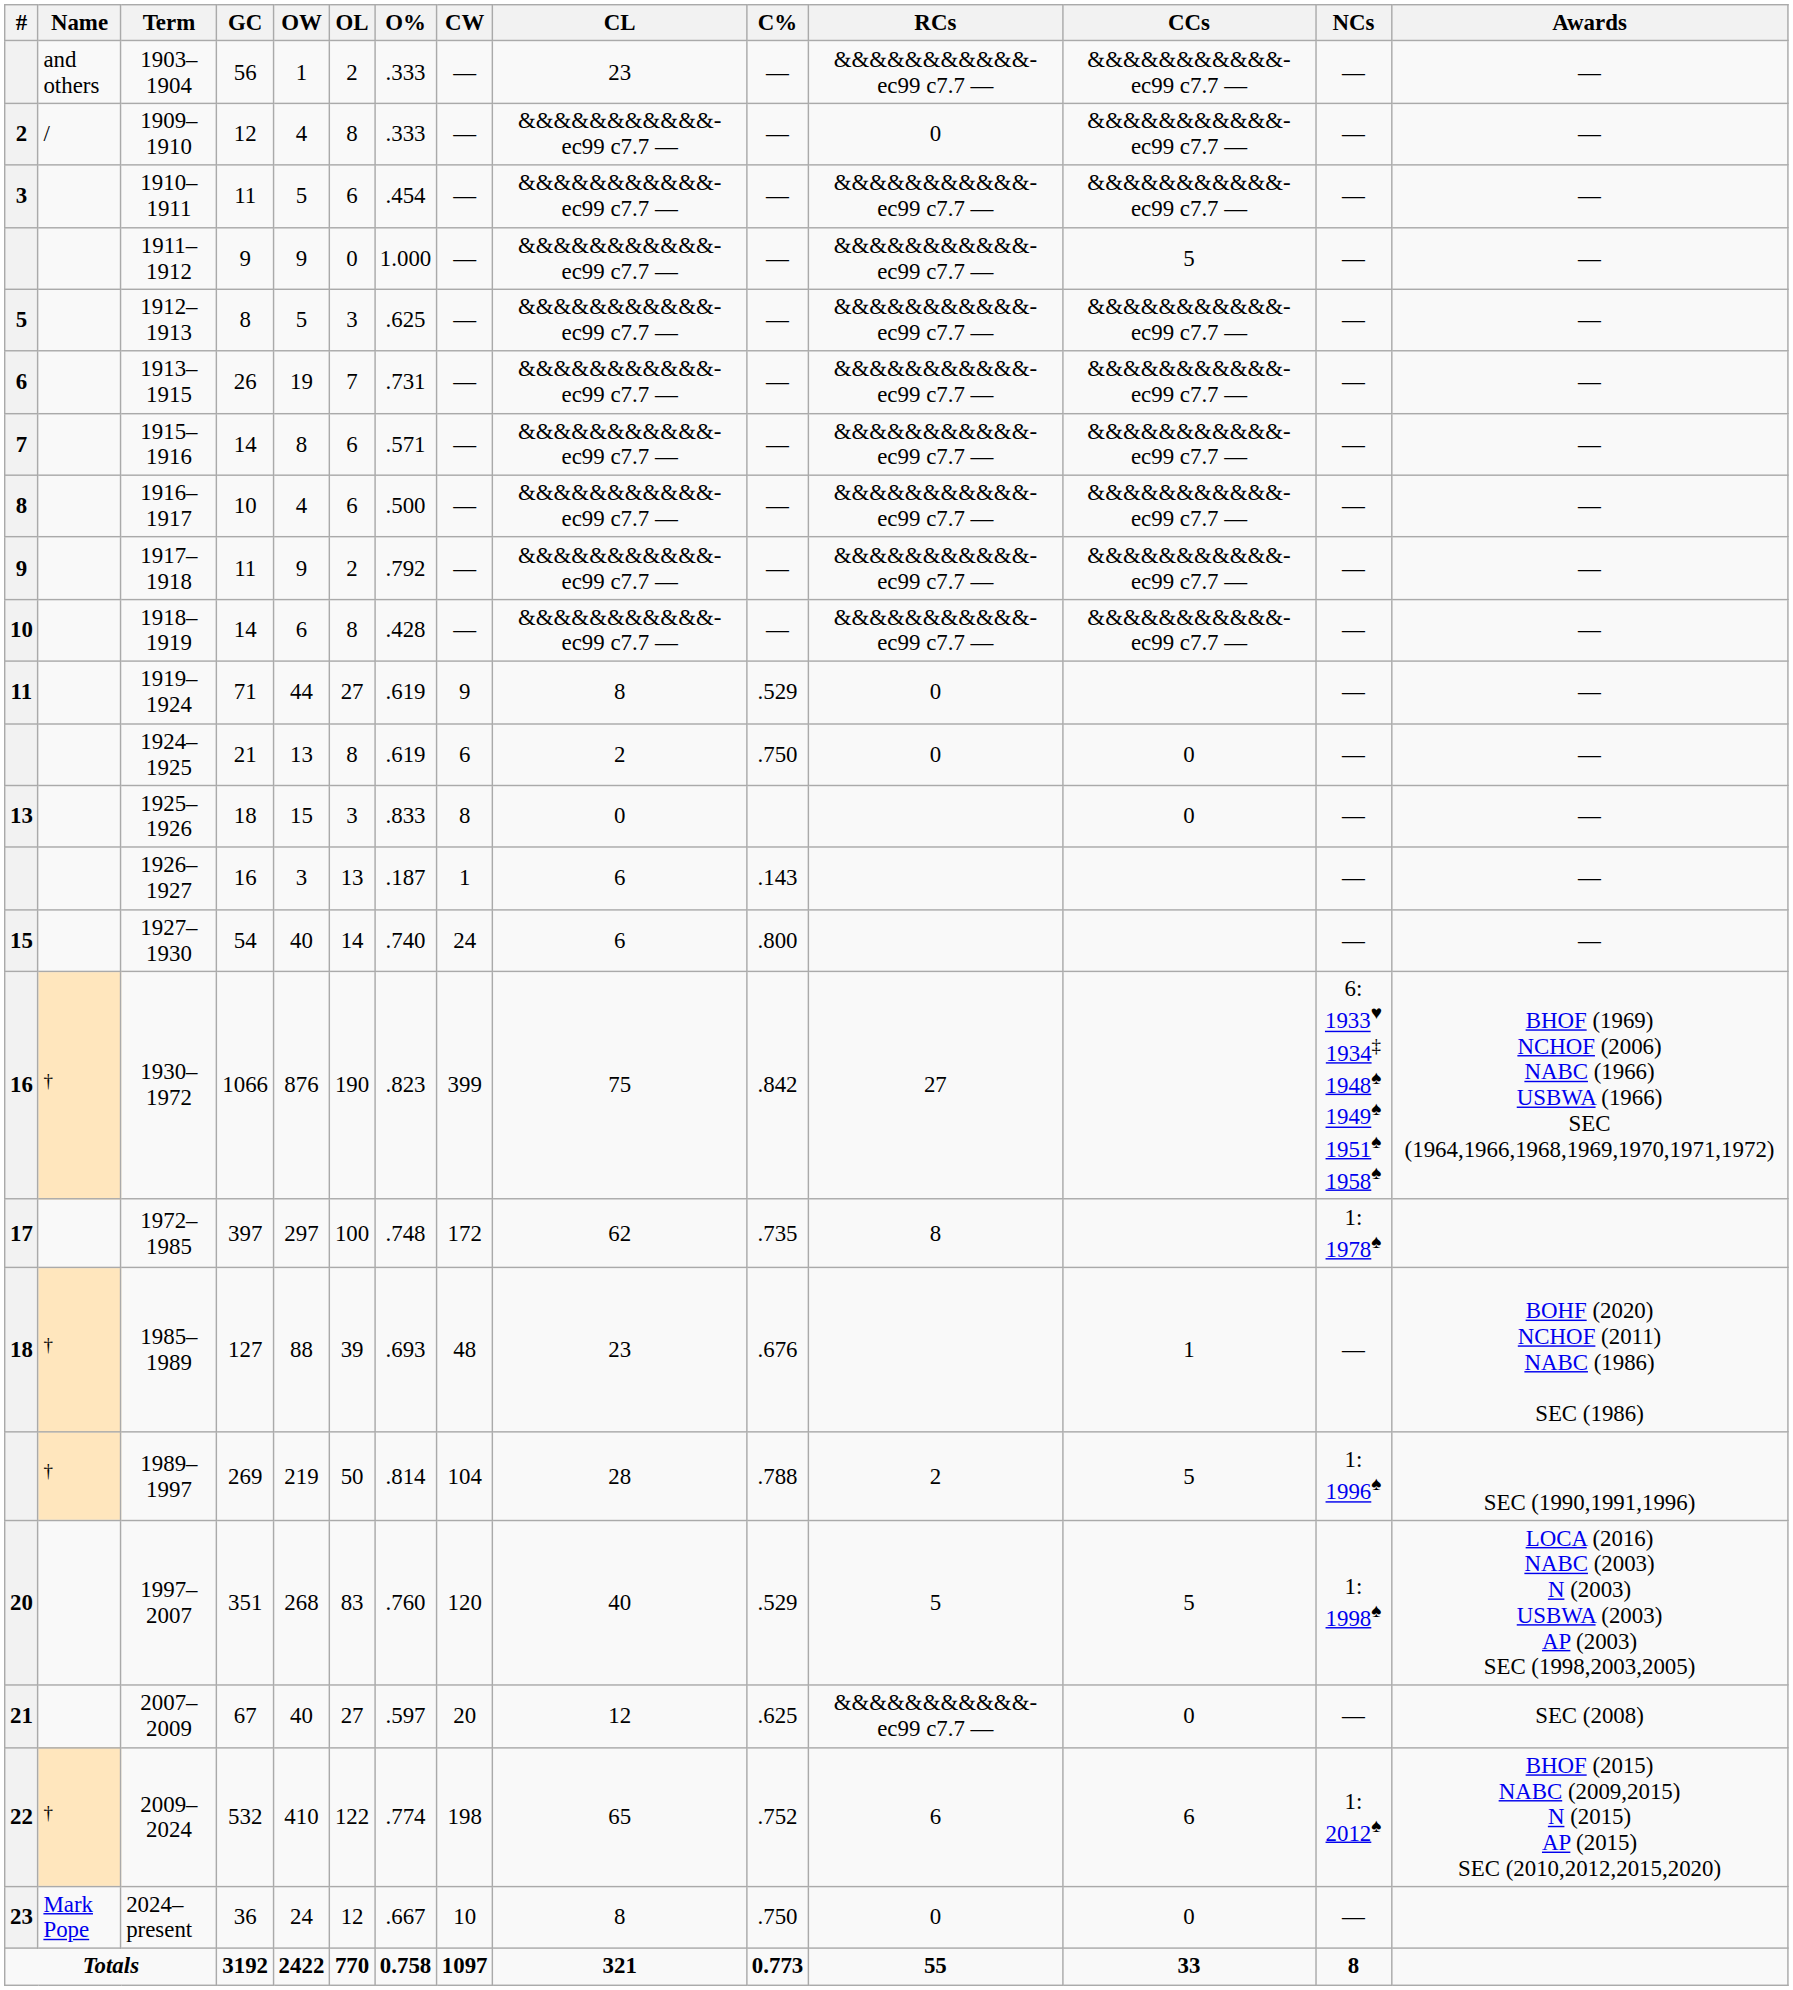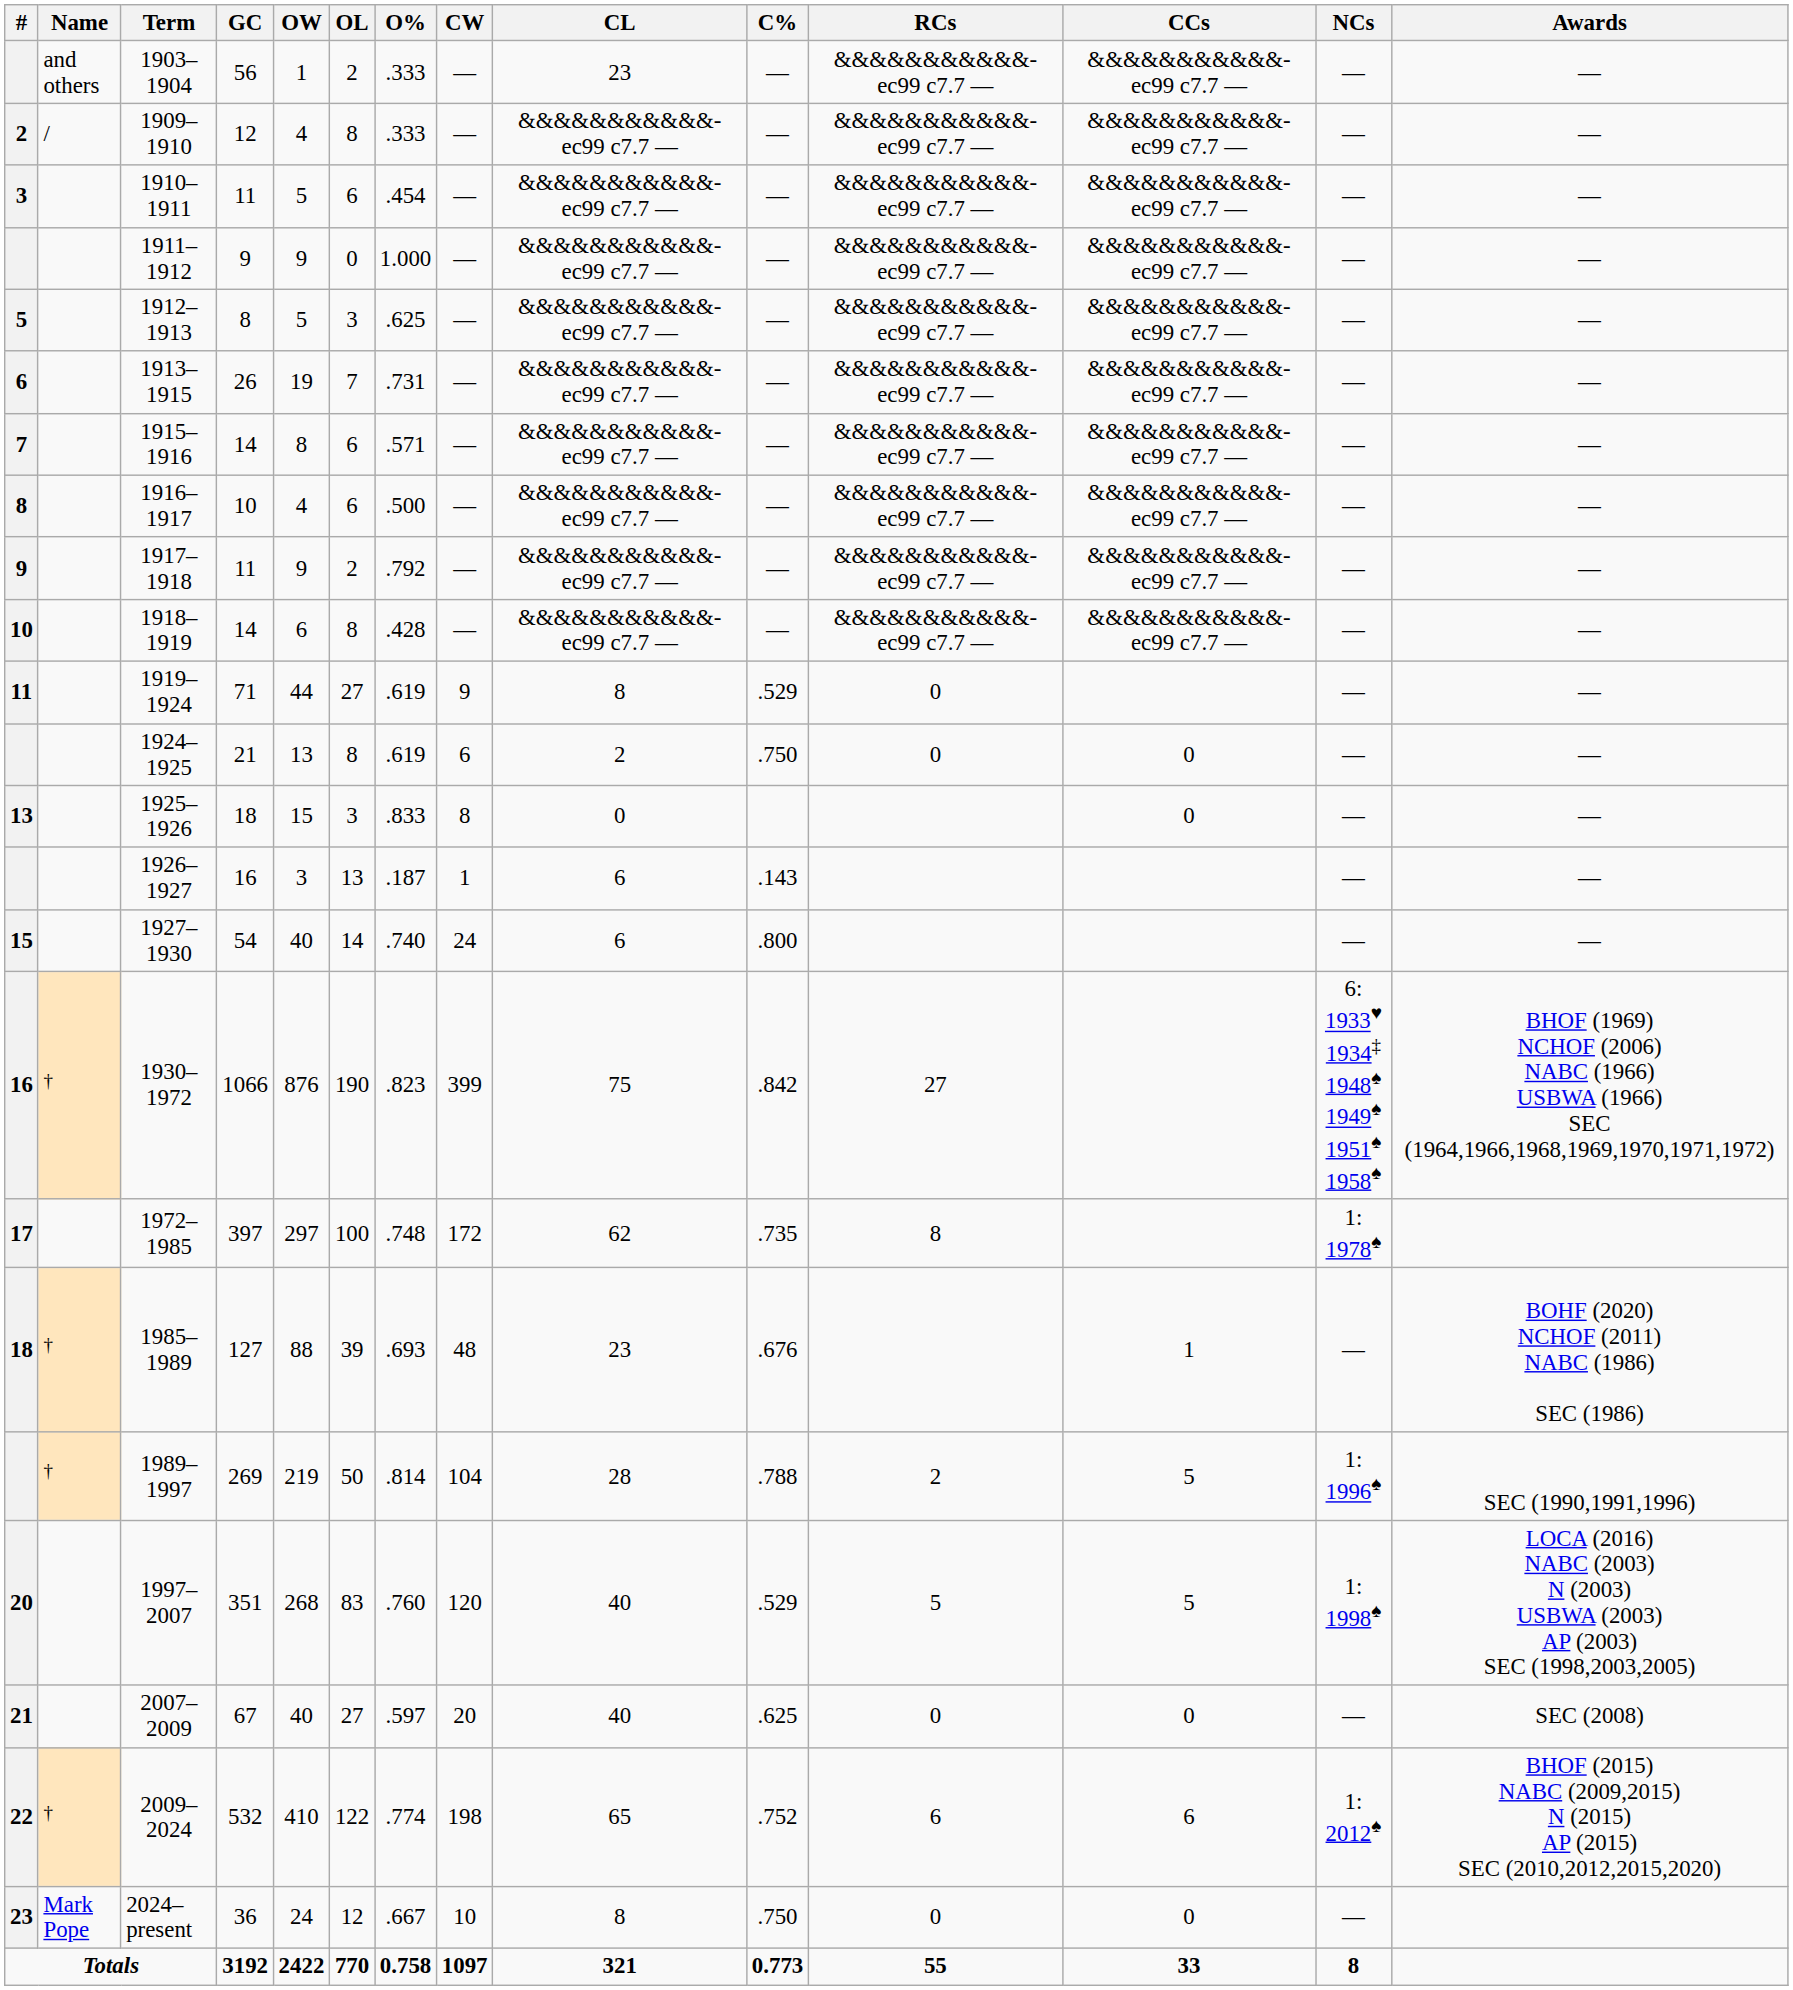(935, 133) 0 -> (935, 133) &&&&&&&&&&&-ec99 c7.7 —
(1189, 257) 5 -> (1189, 257) &&&&&&&&&&&-ec99 c7.7 —
(620, 1716) 12 -> (620, 1716) 40
(935, 1716) &&&&&&&&&&&-ec99 c7.7 — -> (935, 1716) 0
